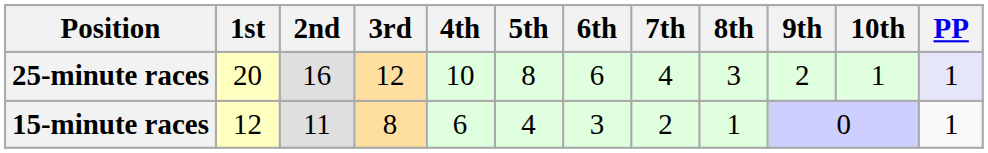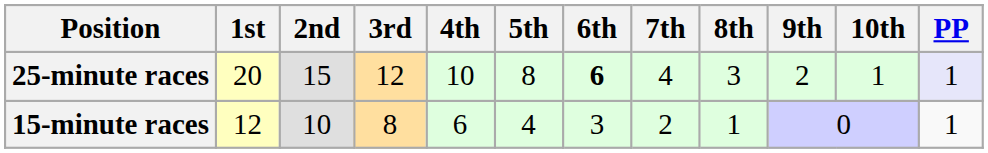(317, 75) 16 -> (317, 75) 15
(597, 75) normal -> (597, 75) bold
(317, 123) 11 -> (317, 123) 10
